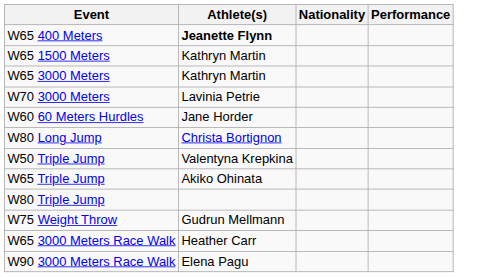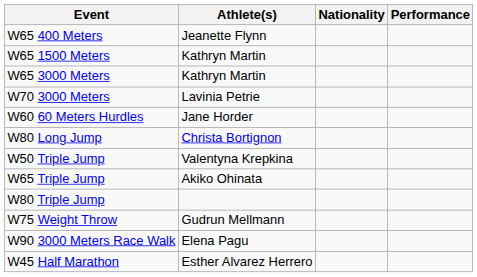(227, 35) bold -> (224, 35) normal
- row: (91, 240)
+ row: (63, 261)
